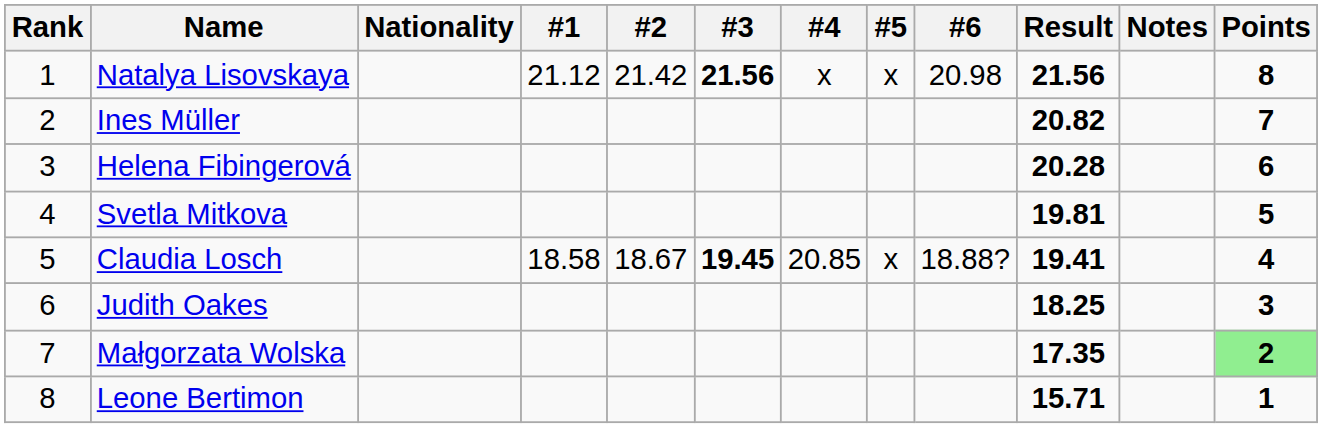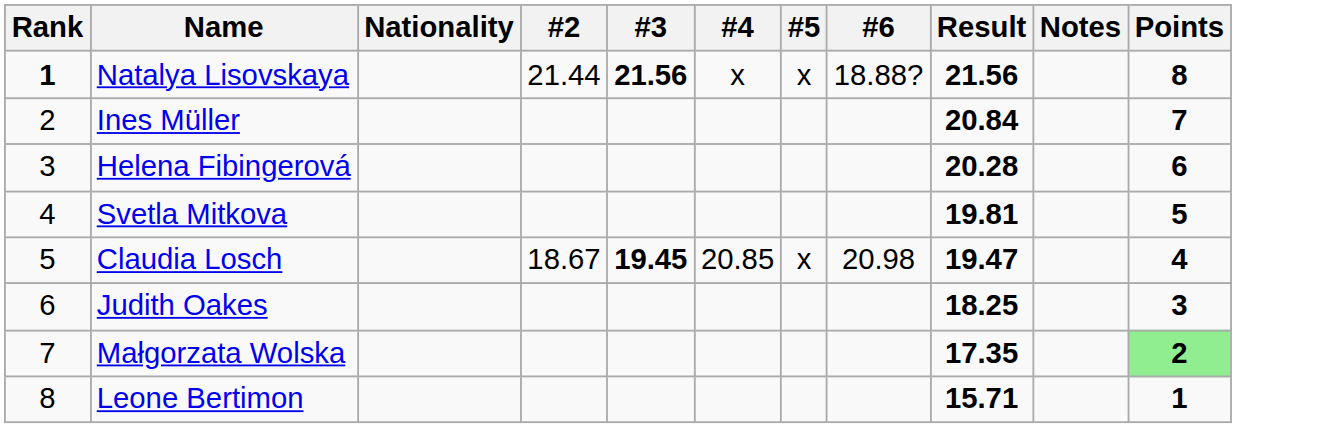- column: (564, 27)
(47, 74) normal -> (47, 74) bold
(651, 74) 21.42 -> (564, 74) 21.44
(965, 74) 20.98 -> (879, 74) 18.88?
(1068, 120) 20.82 -> (982, 120) 20.84
(965, 259) 18.88? -> (879, 259) 20.98
(1068, 259) 19.41 -> (982, 259) 19.47
